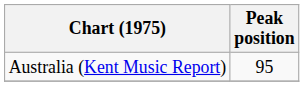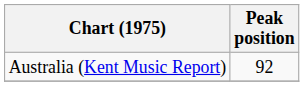(264, 66) 95 -> (264, 66) 92
